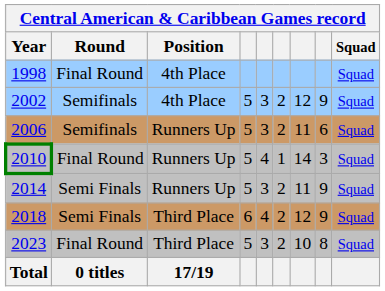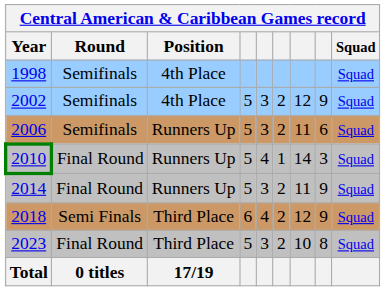(100, 73) Final Round -> (100, 73) Semifinals
(100, 188) Semi Finals -> (100, 188) Final Round
